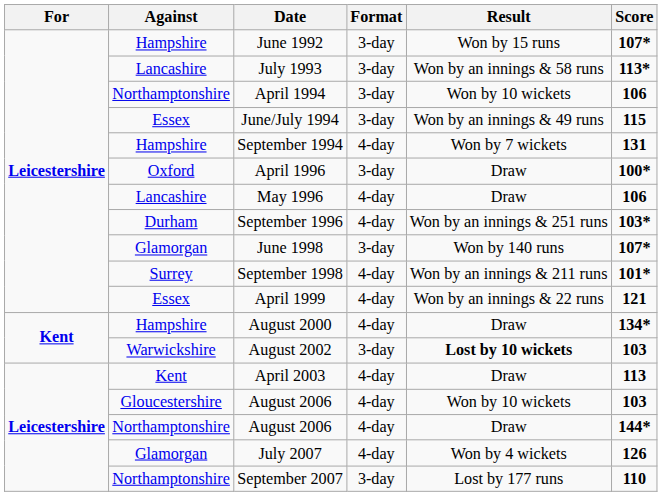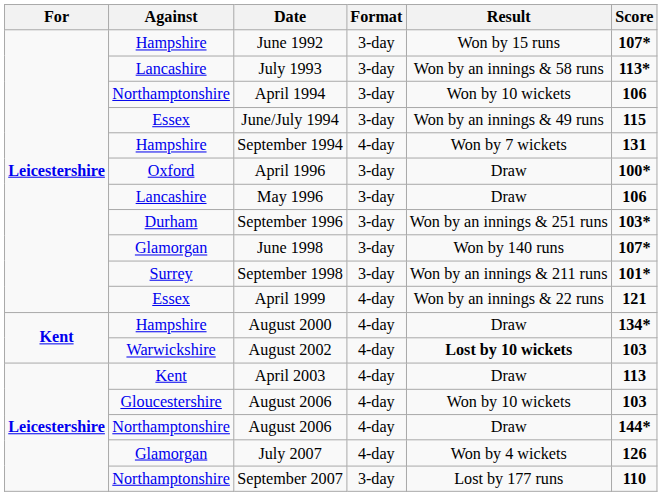(376, 196) 4-day -> (376, 196) 3-day
(376, 222) 4-day -> (376, 222) 3-day
(376, 273) 4-day -> (376, 273) 3-day
(376, 350) 3-day -> (376, 350) 4-day
